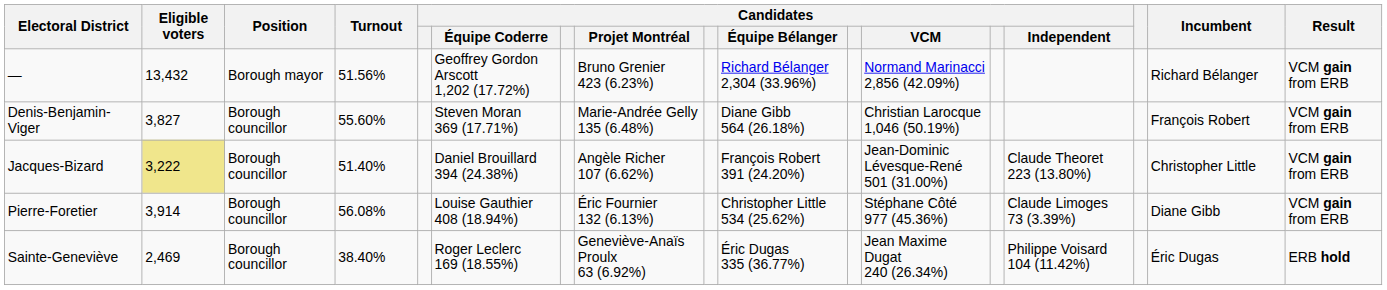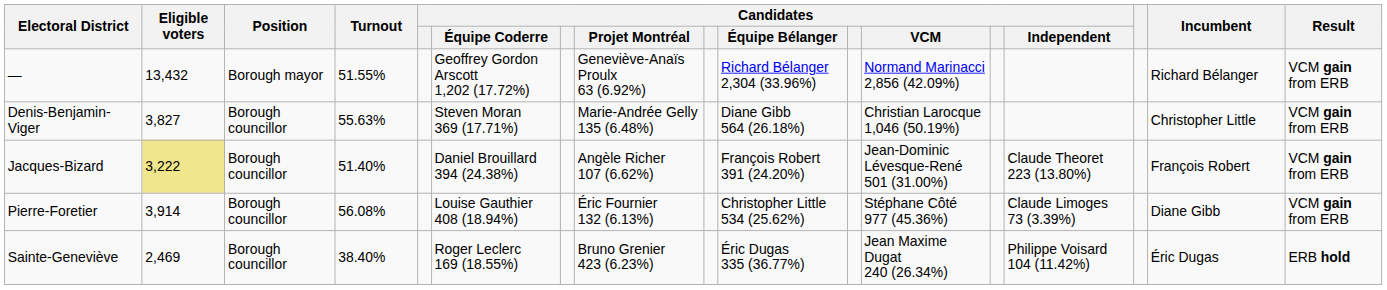(362, 75) 51.56% -> (362, 75) 51.55%
(621, 75) Bruno Grenier 423 (6.23%) -> (631, 75) Geneviève-Anaïs Proulx 63 (6.92%)
(362, 120) 55.60% -> (362, 120) 55.63%
(1200, 120) François Robert -> (1203, 120) Christopher Little
(1203, 166) Christopher Little -> (1200, 166) François Robert
(631, 257) Geneviève-Anaïs Proulx 63 (6.92%) -> (621, 257) Bruno Grenier 423 (6.23%)
